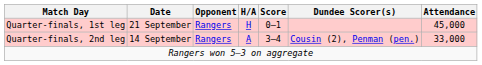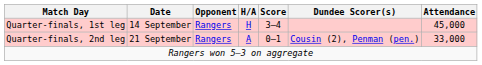(160, 25) 21 September -> (160, 25) 14 September
(273, 25) 0–1 -> (273, 25) 3–4
(160, 39) 14 September -> (160, 39) 21 September
(273, 39) 3–4 -> (273, 39) 0–1
